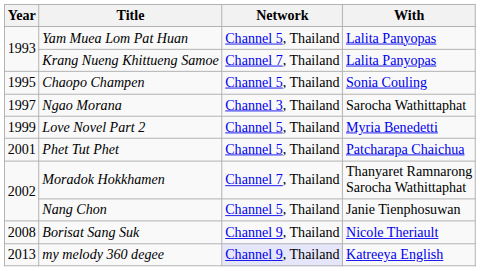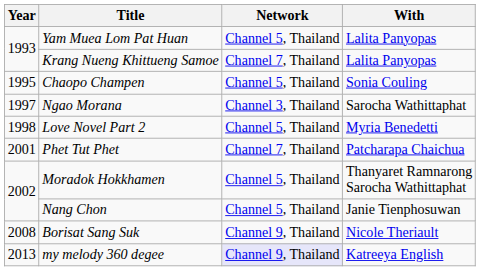(22, 127) 1999 -> (22, 127) 1998
(282, 149) Channel 5, Thailand -> (282, 149) Channel 7, Thailand
(282, 179) Channel 7, Thailand -> (282, 179) Channel 5, Thailand
